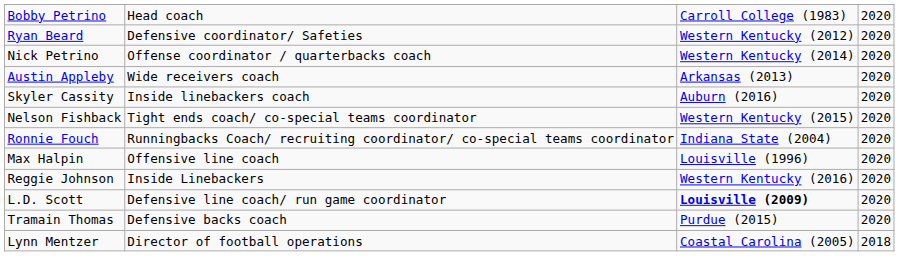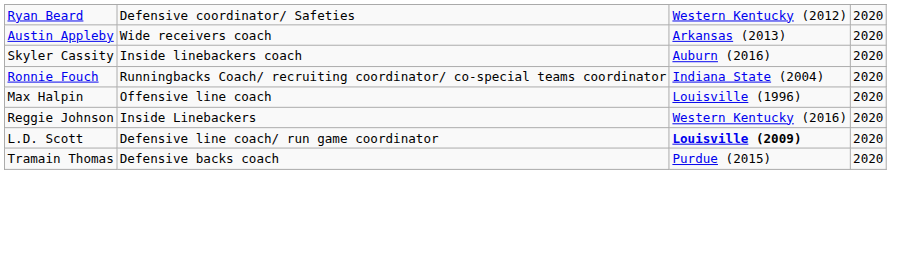- row: (57, 15)
- row: (53, 56)
- row: (64, 118)
- row: (53, 241)
